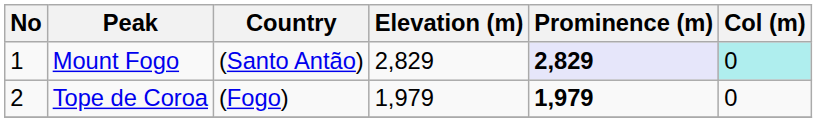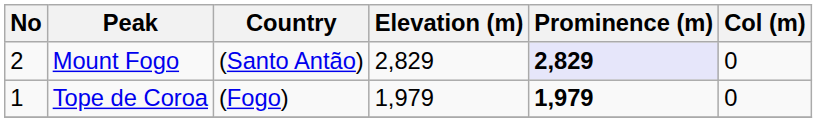(17, 60) 1 -> (17, 60) 2
(731, 60) paleturquoise background -> (731, 60) no background
(17, 98) 2 -> (17, 98) 1
